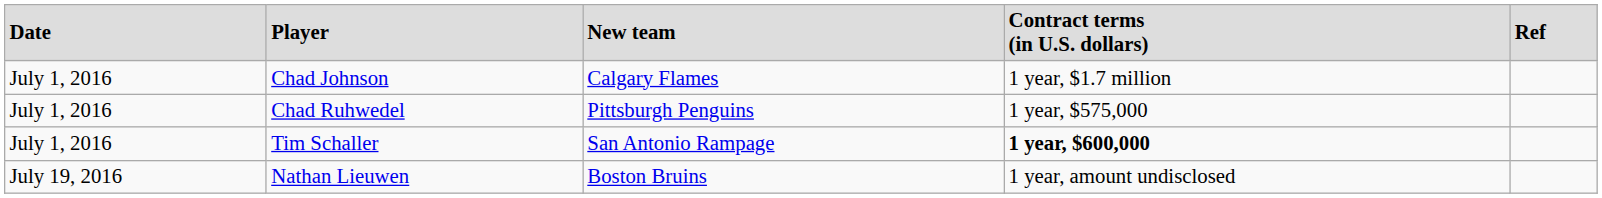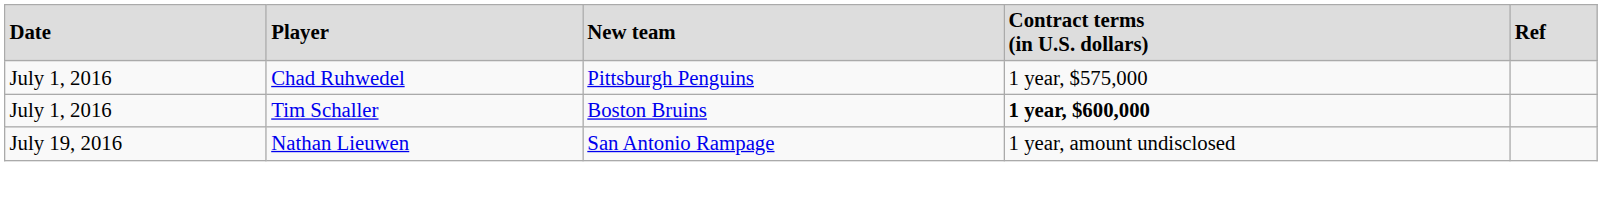- row: (330, 77)
(681, 143) San Antonio Rampage -> (647, 110) Boston Bruins
(647, 176) Boston Bruins -> (681, 143) San Antonio Rampage
